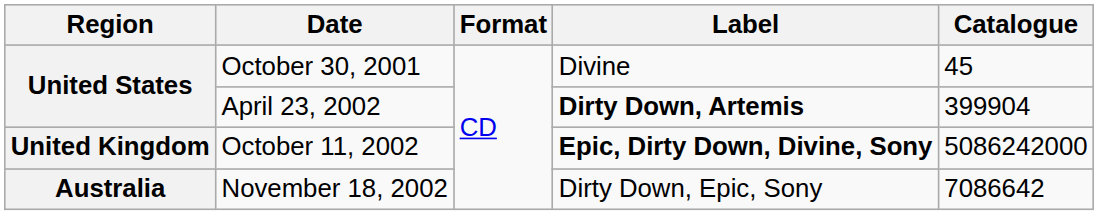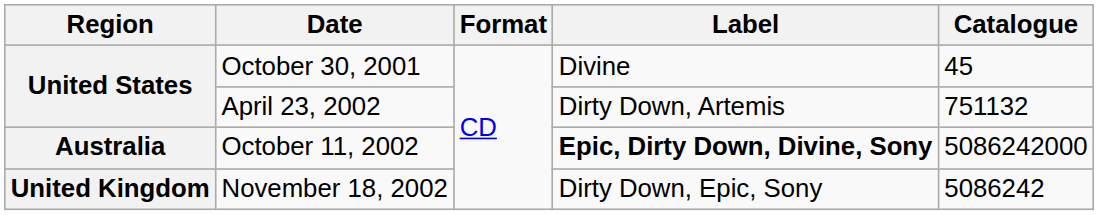(681, 106) bold -> (672, 106) normal
(987, 106) 399904 -> (986, 106) 751132
(110, 147) United Kingdom -> (110, 147) Australia
(110, 188) Australia -> (110, 188) United Kingdom
(994, 188) 7086642 -> (994, 188) 5086242
